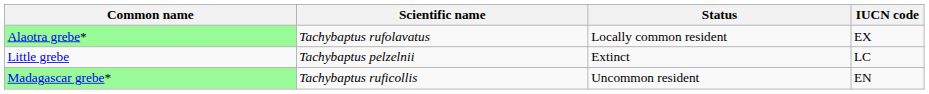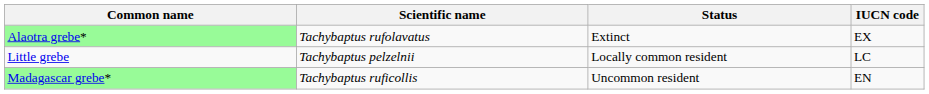(659, 36) Locally common resident -> (610, 36) Extinct
(610, 57) Extinct -> (659, 57) Locally common resident
